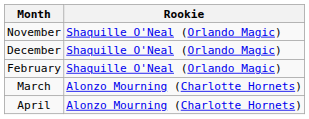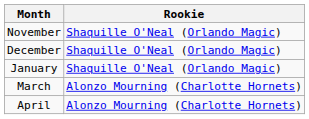+ row: (34, 68)
- row: (34, 68)
